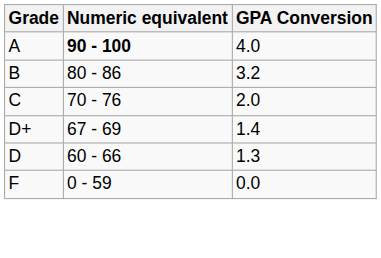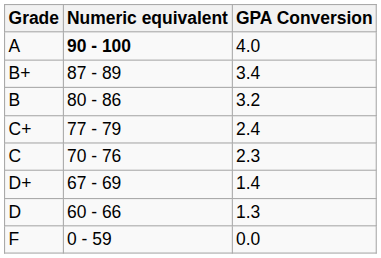+ row: (19, 73)
+ row: (20, 128)
(248, 101) 2.0 -> (248, 156) 2.3
